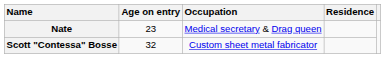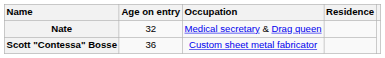(151, 29) 23 -> (151, 29) 32
(151, 45) 32 -> (151, 45) 36
